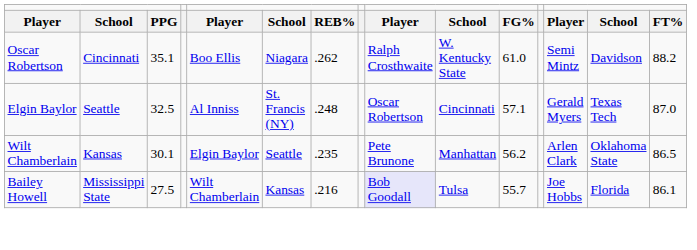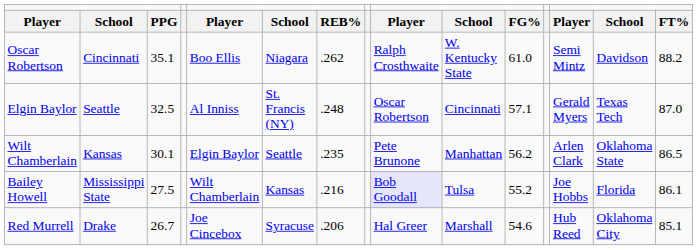(514, 189) 55.7 -> (520, 189) 55.2
+ row: (41, 226)
